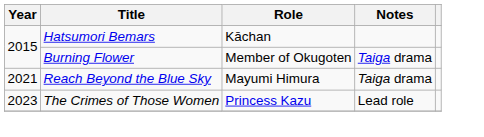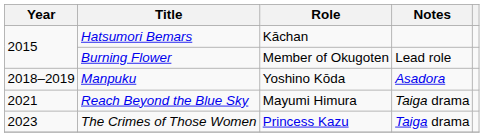(395, 57) Taiga drama -> (423, 57) Lead role
+ row: (109, 79)
(386, 100) Lead role -> (432, 121) Taiga drama
